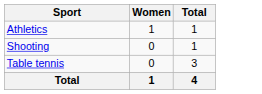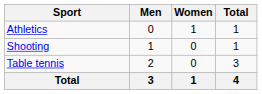+ column: (151, 13)
